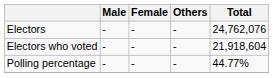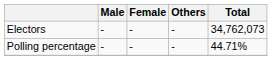(239, 30) 24,762,076 -> (238, 30) 34,762,073
- row: (52, 47)
(231, 64) 44.77% -> (229, 47) 44.71%
